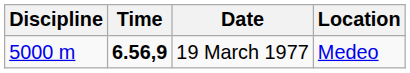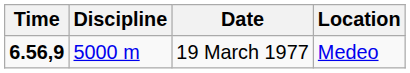columns swapped: (56, 20) <-> (140, 20)
